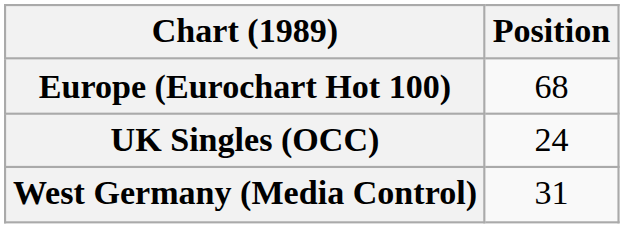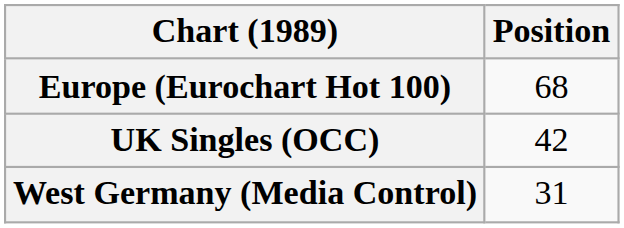(551, 139) 24 -> (551, 139) 42
